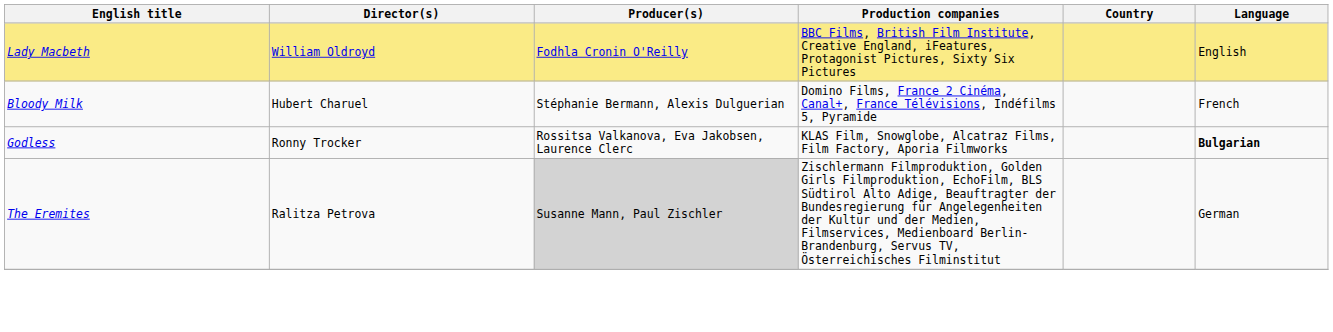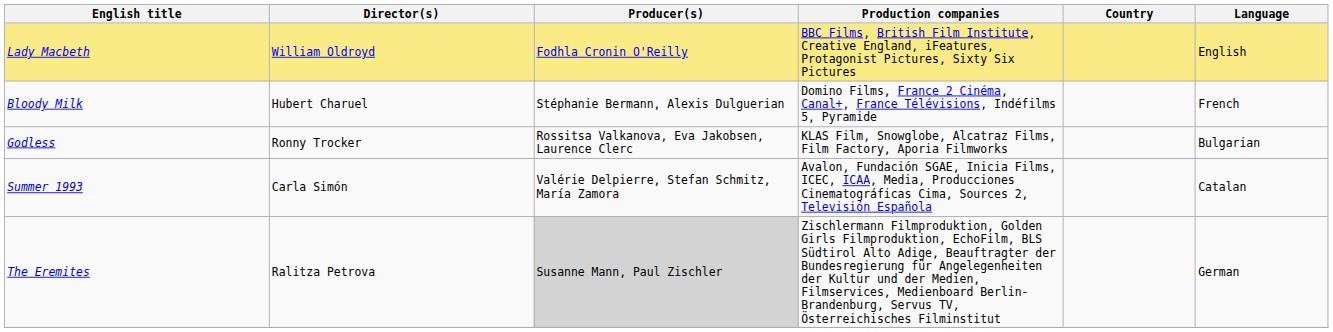(1229, 142) bold -> (1229, 142) normal
+ row: (45, 187)
